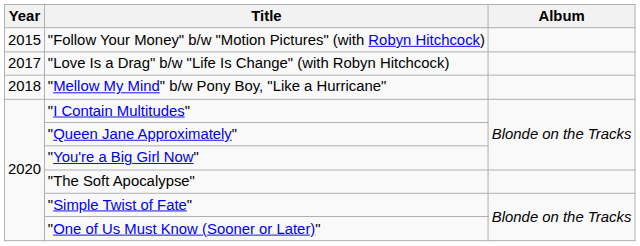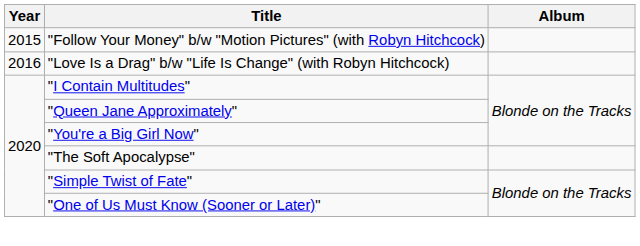(24, 63) 2017 -> (24, 63) 2016
- row: (217, 87)
